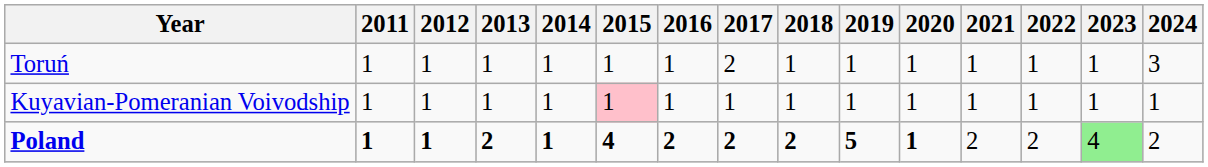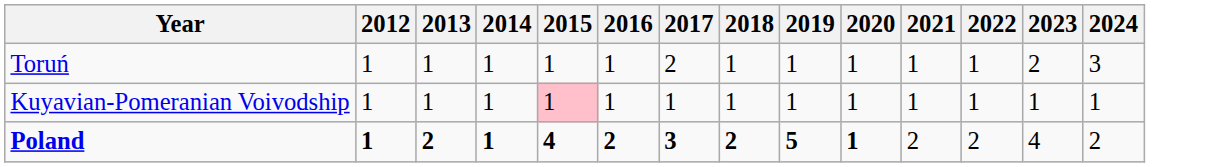- column: (385, 24)
(1094, 63) 1 -> (1034, 63) 2
(730, 141) 2 -> (670, 141) 3
(1094, 141) lightgreen background -> (1034, 141) no background
